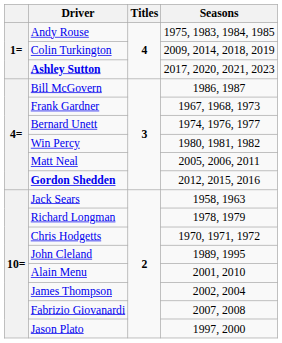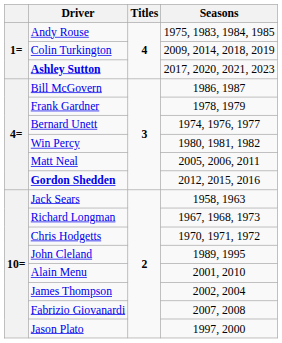(219, 106) 1967, 1968, 1973 -> (219, 106) 1978, 1979
(219, 217) 1978, 1979 -> (219, 217) 1967, 1968, 1973
